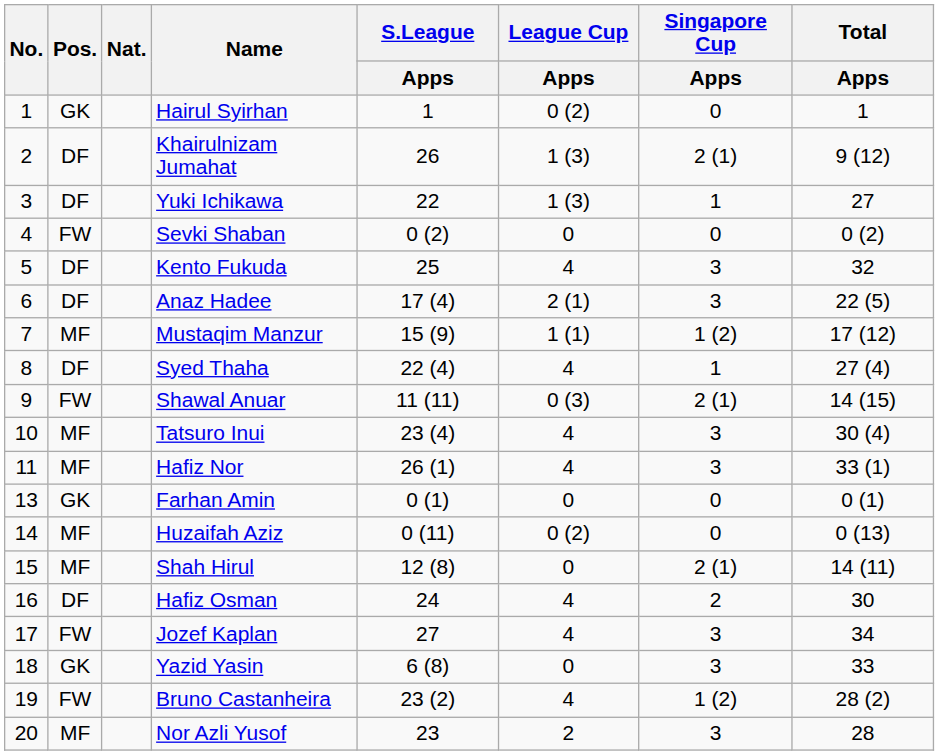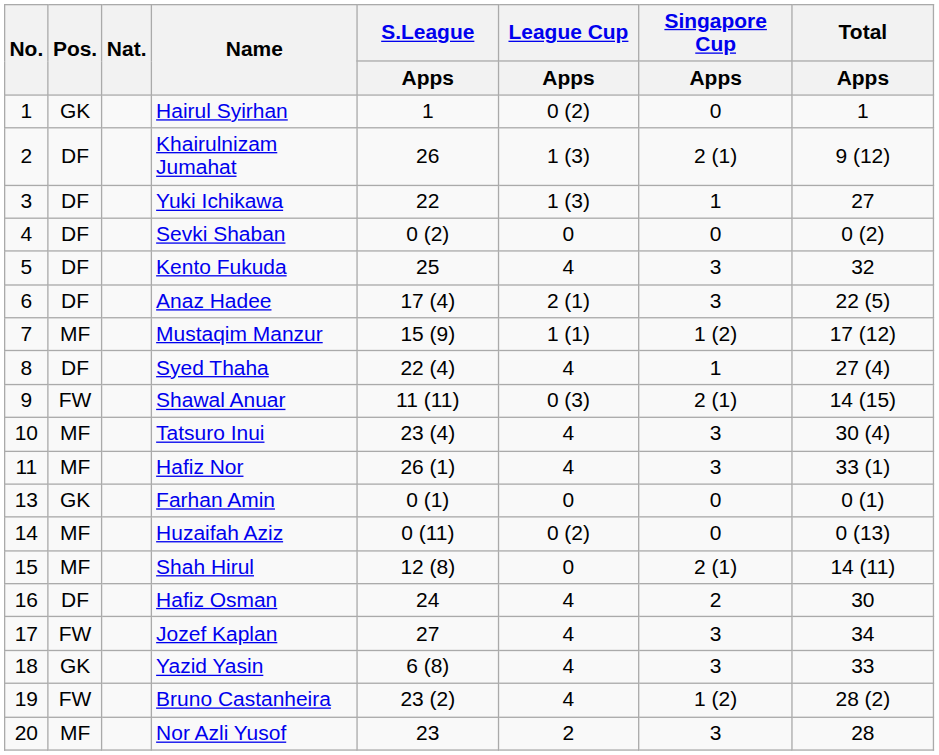(75, 234) FW -> (75, 234) DF
(568, 666) 0 -> (568, 666) 4
